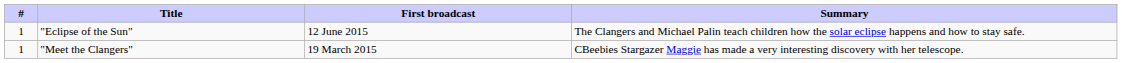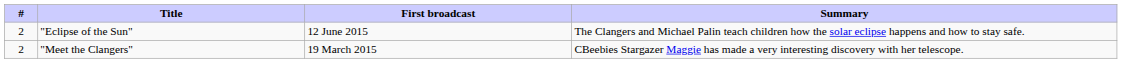(21, 31) 1 -> (21, 31) 2
(21, 49) 1 -> (21, 49) 2
